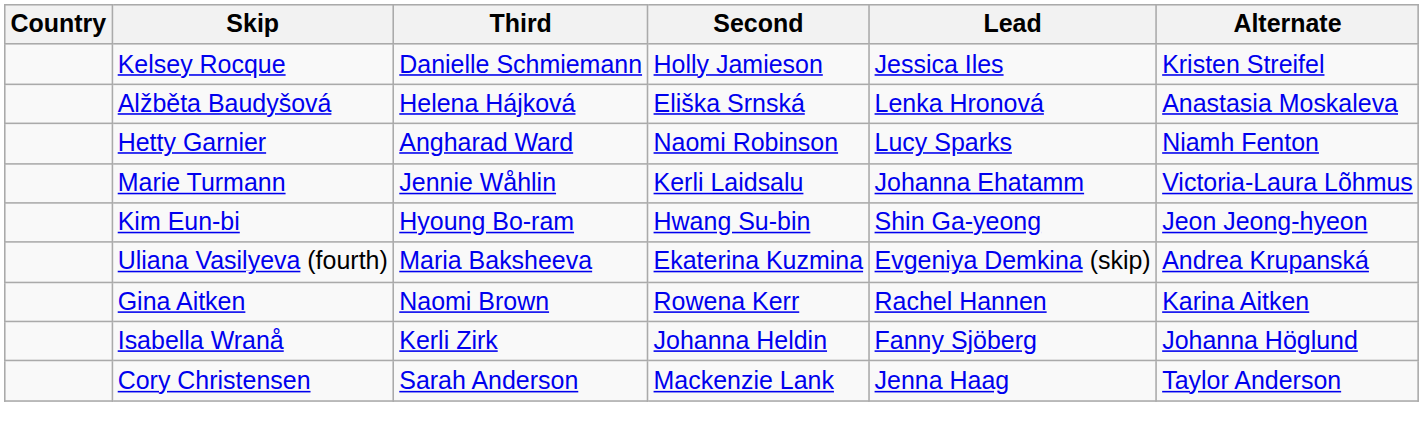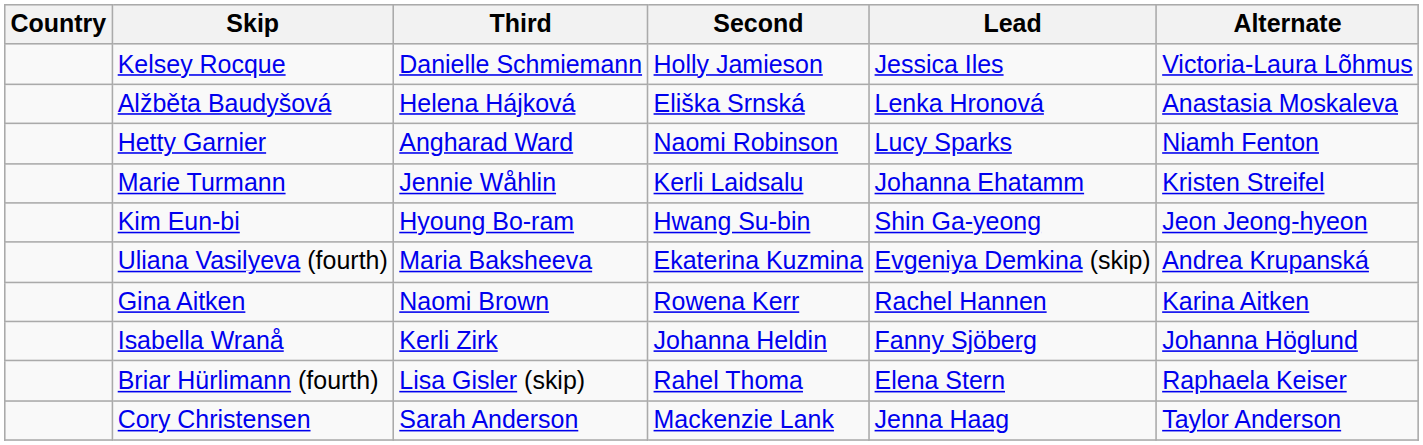(1243, 63) Kristen Streifel -> (1287, 63) Victoria-Laura Lõhmus
(1287, 182) Victoria-Laura Lõhmus -> (1243, 182) Kristen Streifel
+ row: (248, 380)
